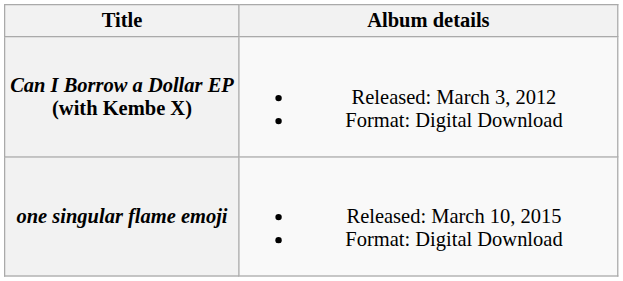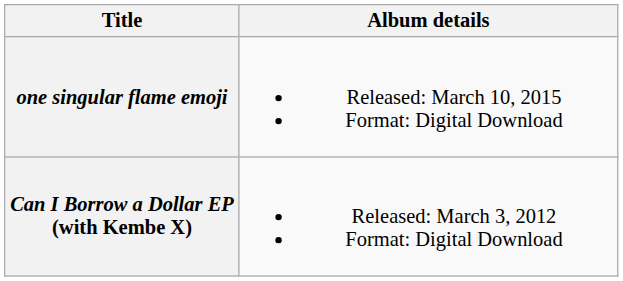rows swapped: (122, 96) <-> (122, 216)
